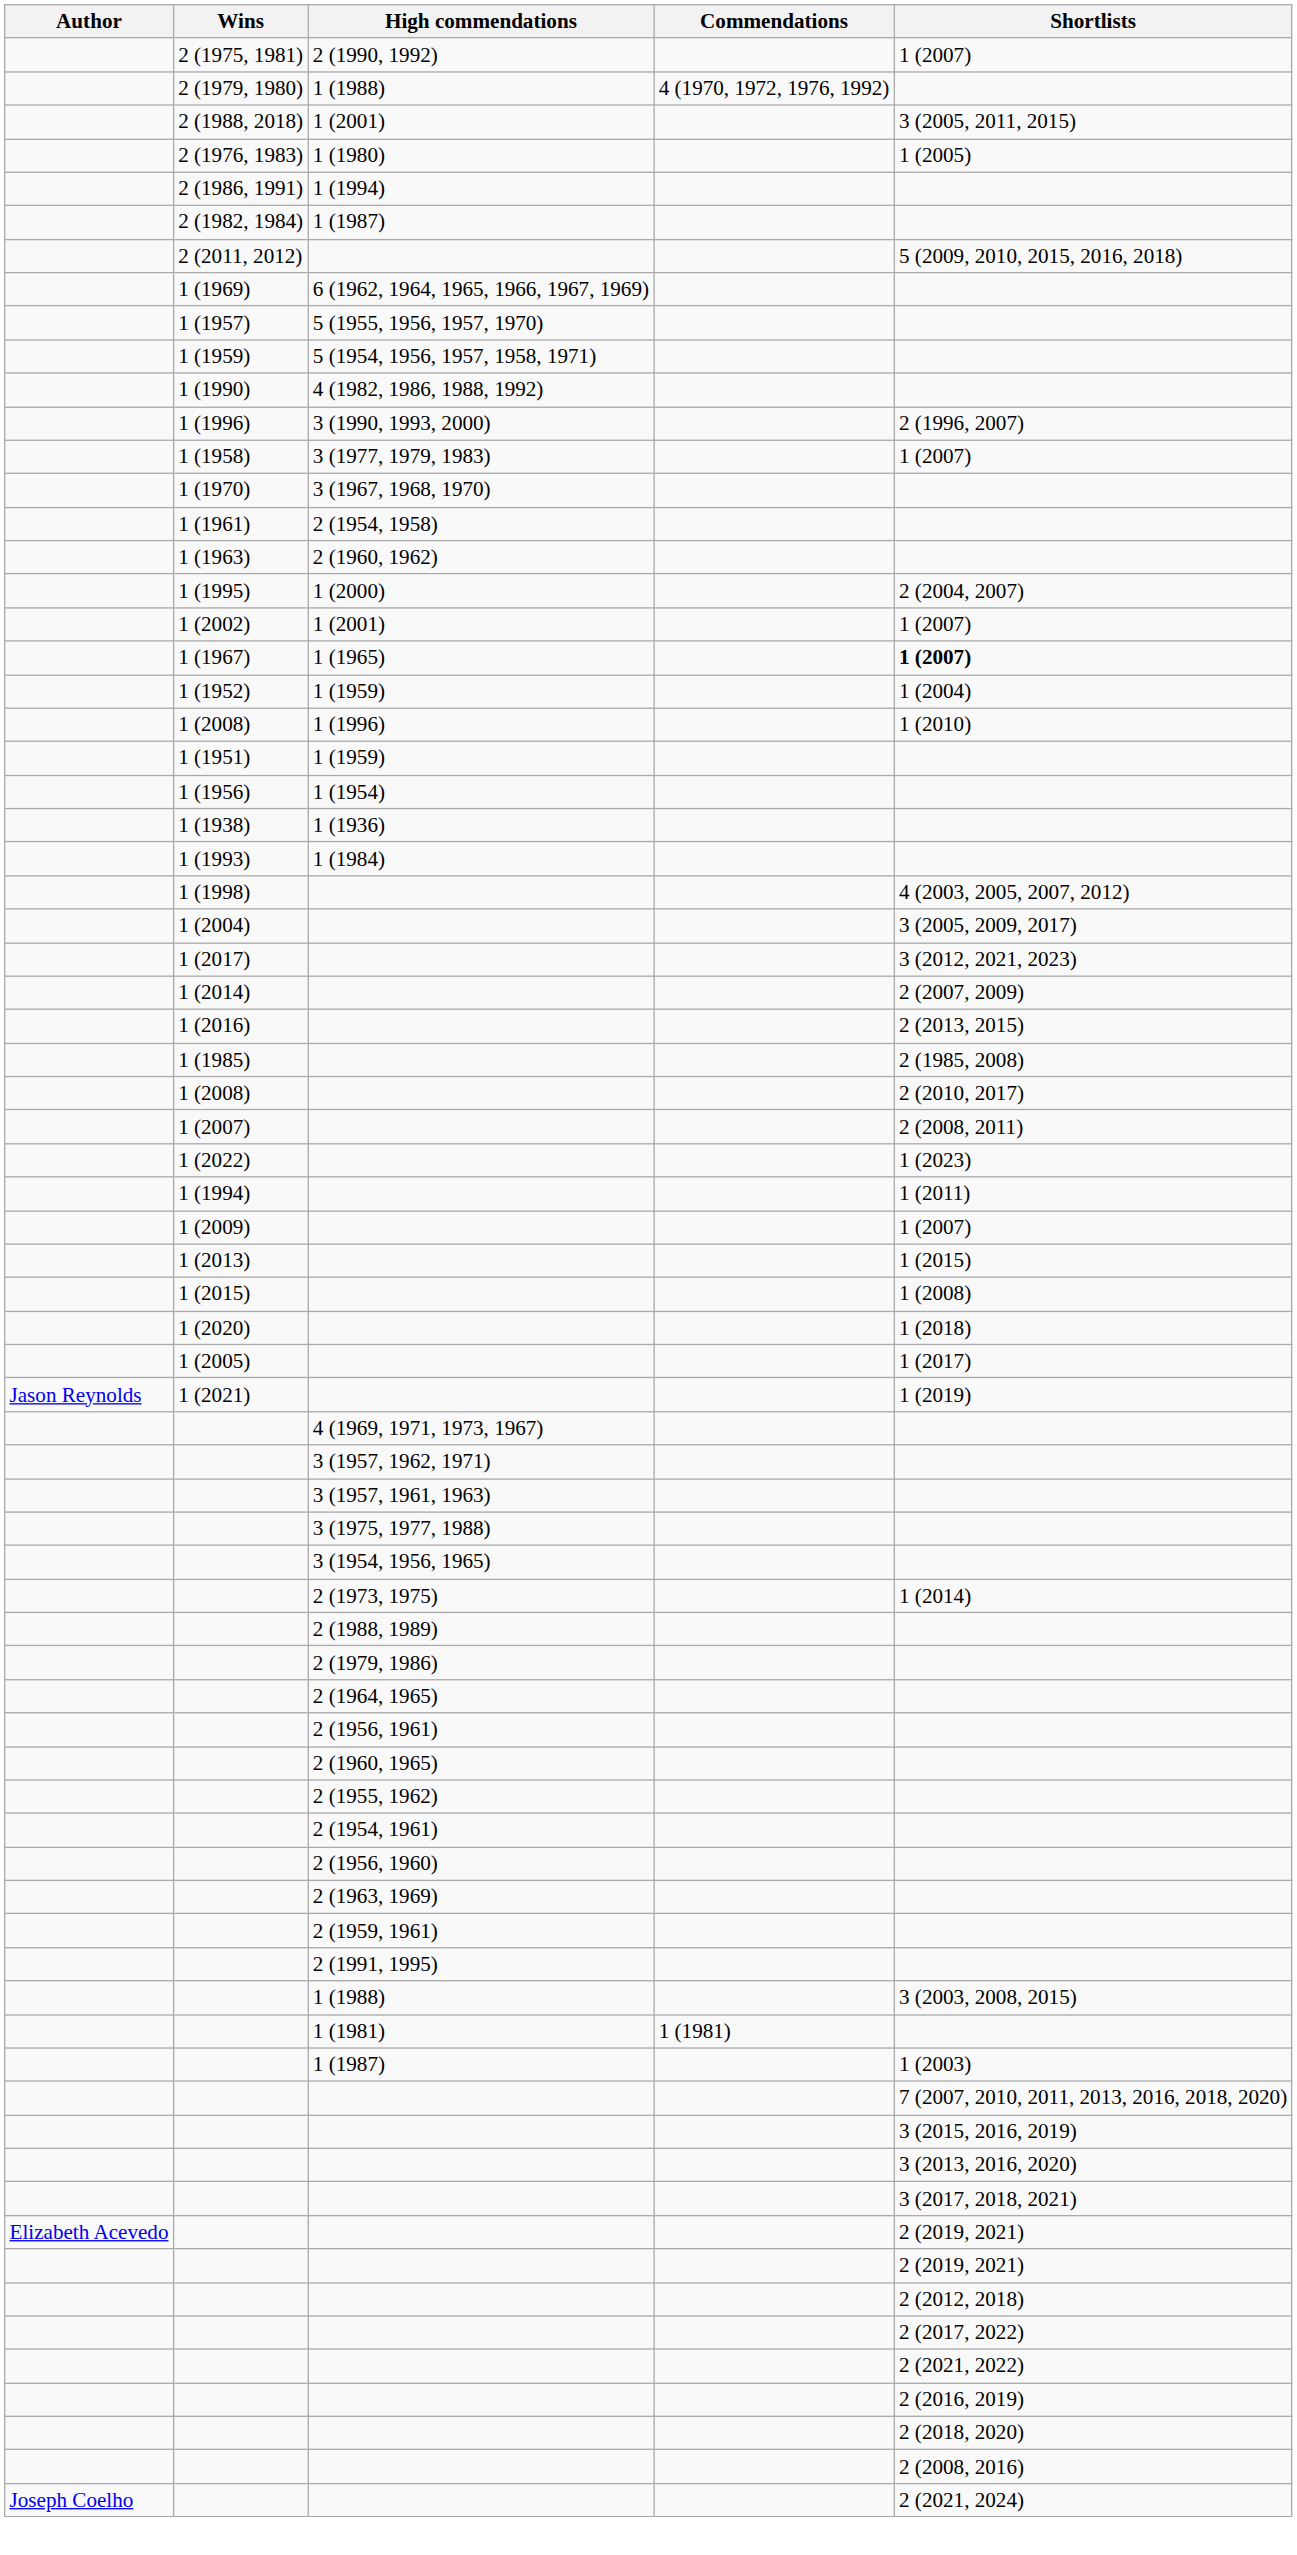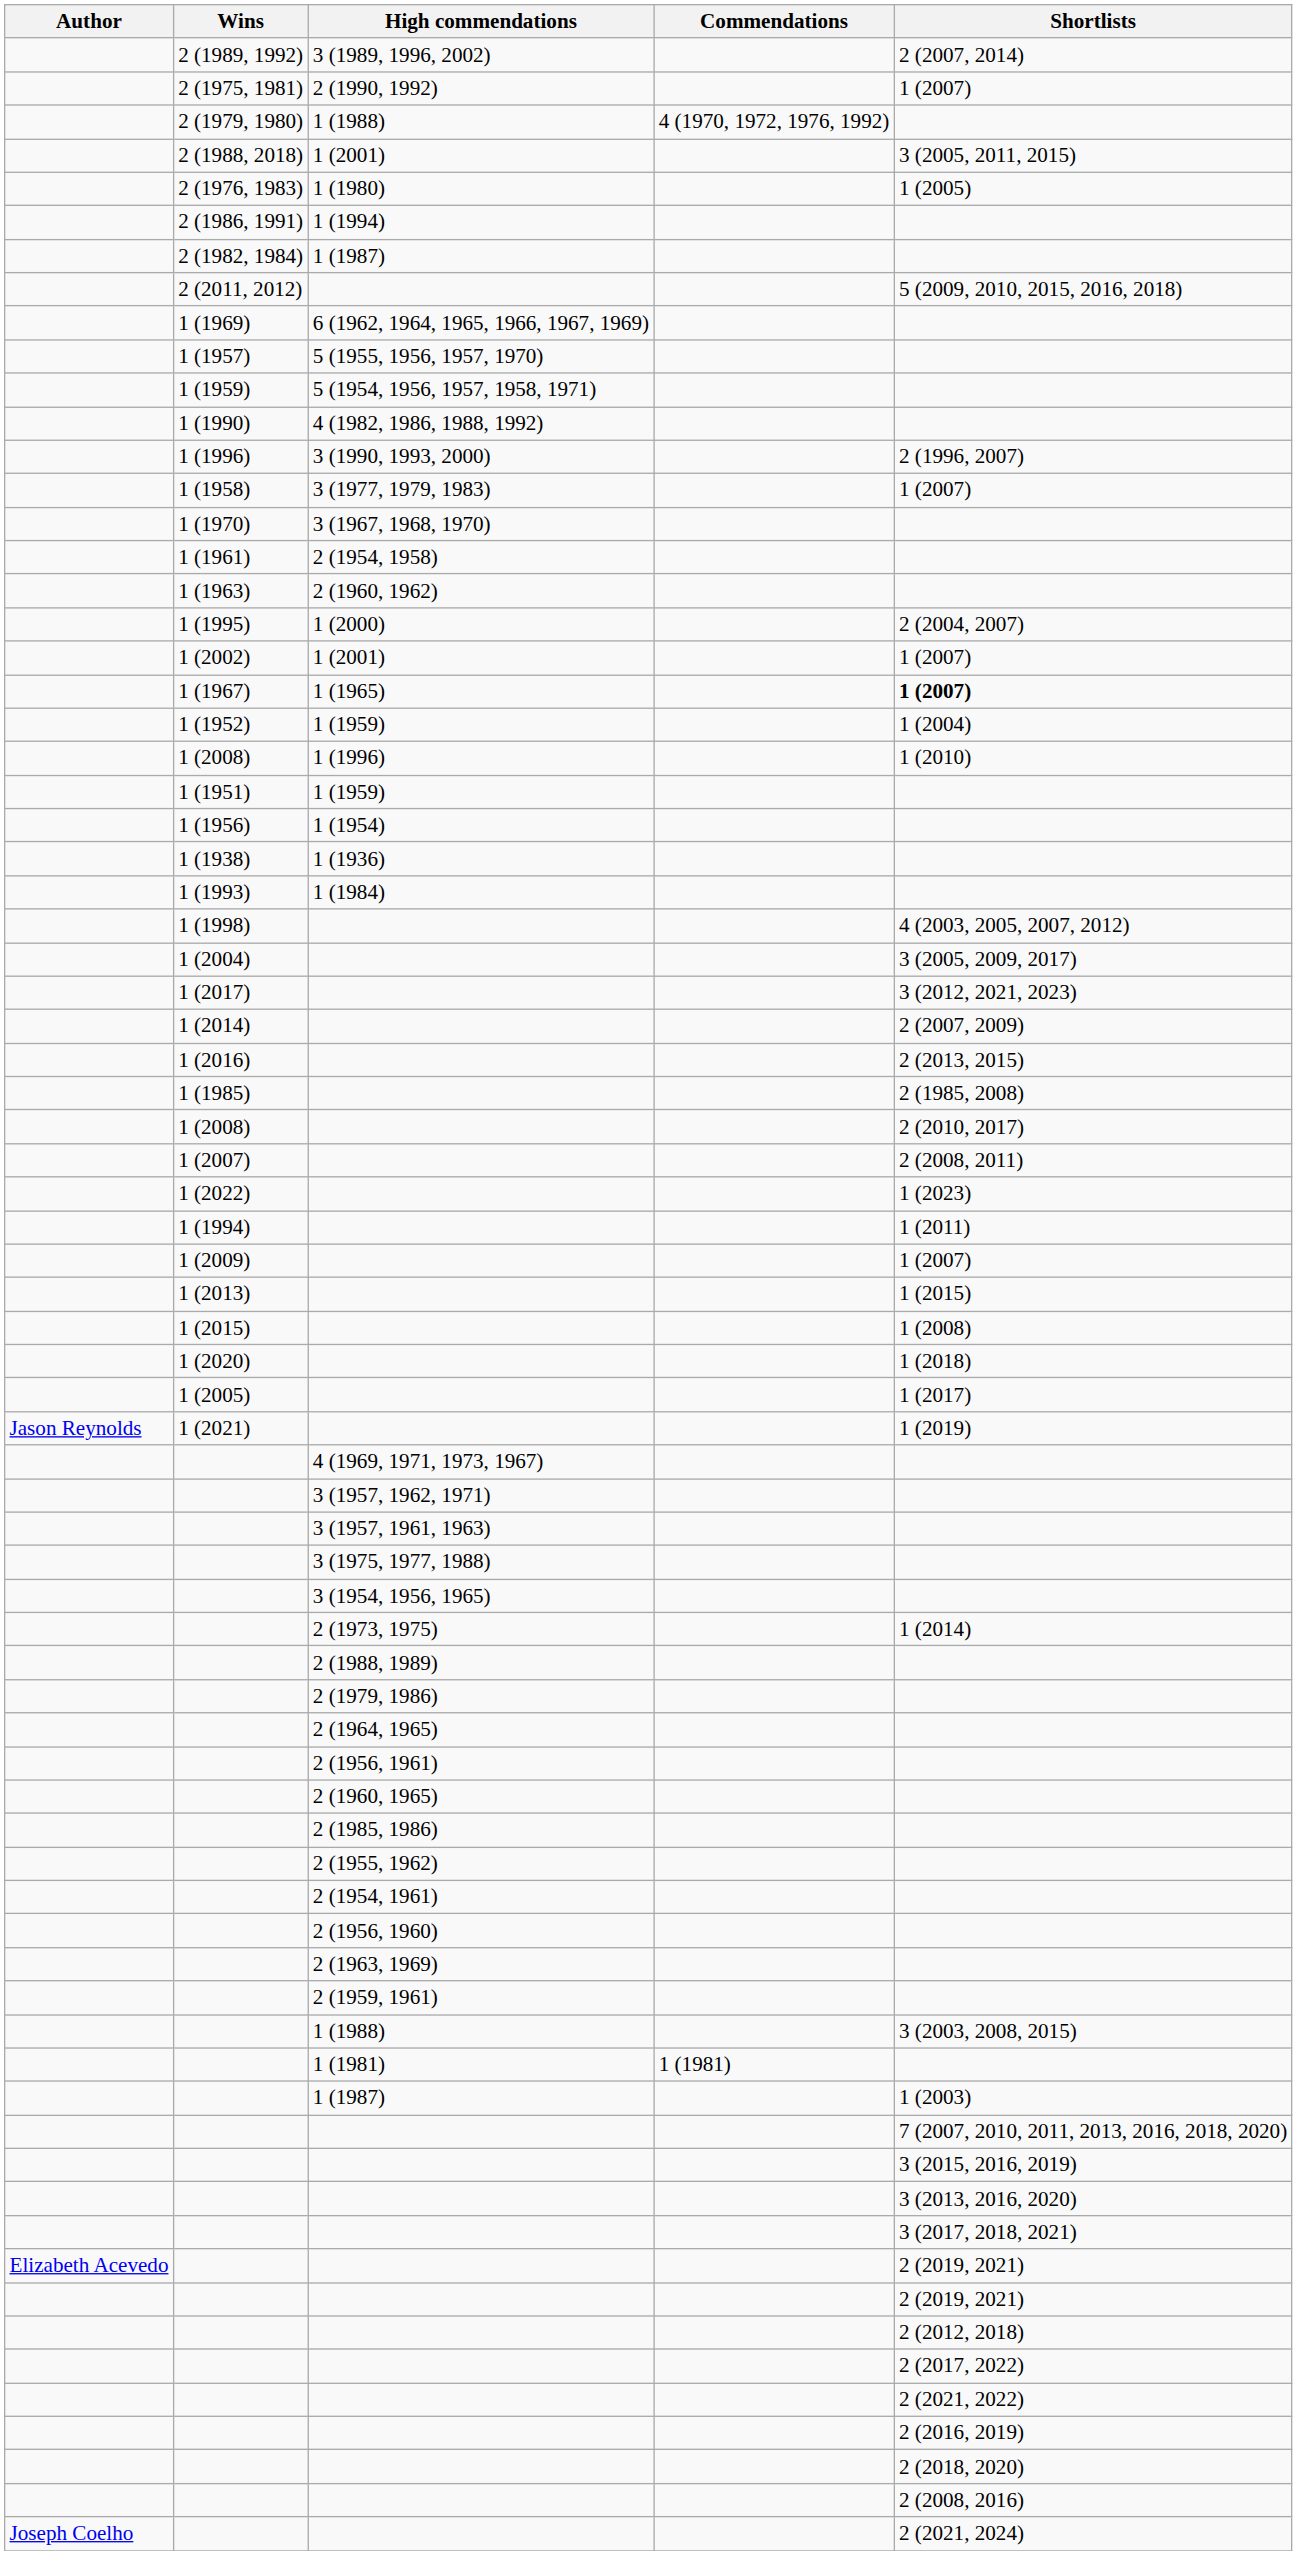+ row: (241, 54)
+ row: (241, 1830)
- row: (241, 1964)
